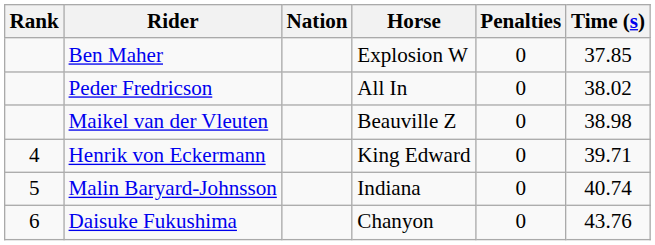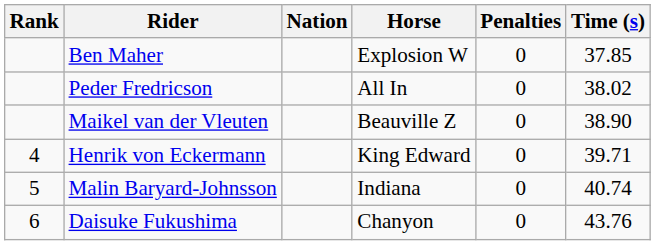(608, 121) 38.98 -> (608, 121) 38.90
